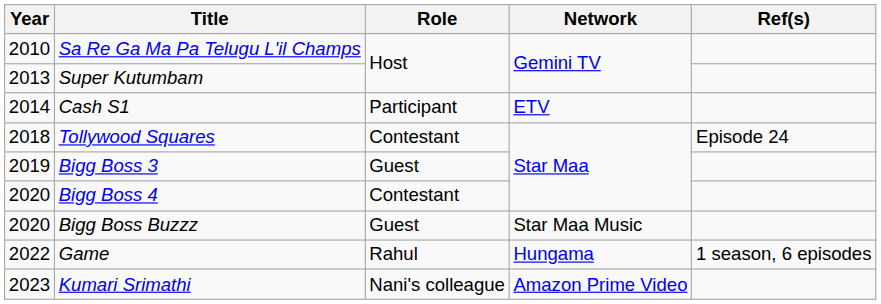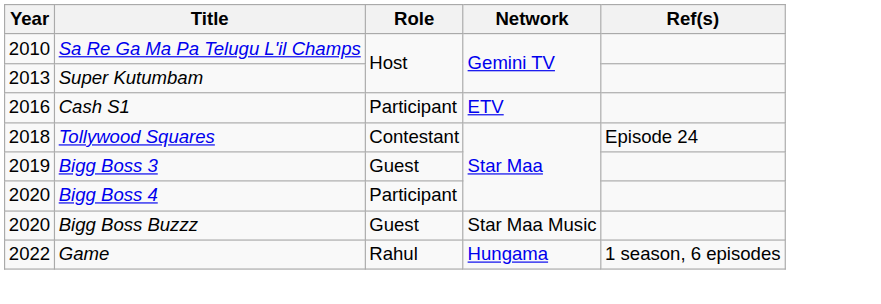(30, 107) 2014 -> (30, 107) 2016
(414, 195) Contestant -> (413, 195) Participant
- row: (125, 284)
